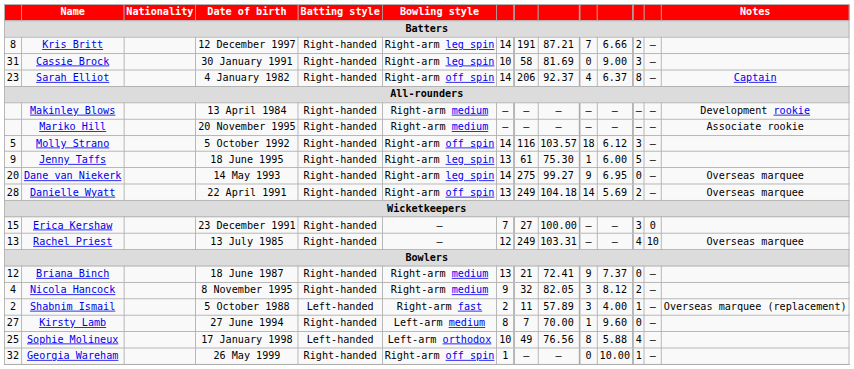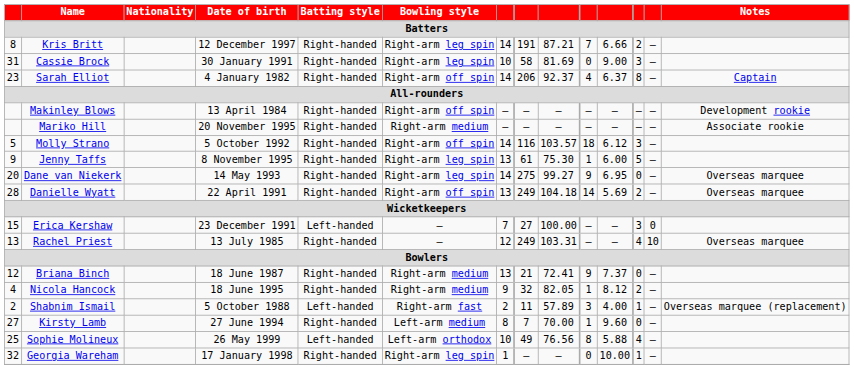(440, 111) Right-arm medium -> (440, 111) Right-arm off spin
(247, 160) 18 June 1995 -> (247, 160) 8 November 1995
(340, 225) Right-handed -> (340, 225) Left-handed
(247, 291) 8 November 1995 -> (247, 291) 18 June 1995
(589, 291) 3 -> (589, 291) 1
(247, 340) 17 January 1998 -> (247, 340) 26 May 1999
(247, 356) 26 May 1999 -> (247, 356) 17 January 1998
(440, 356) Right-arm off spin -> (440, 356) Right-arm leg spin
